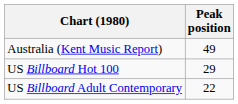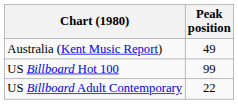(209, 68) 29 -> (209, 68) 99
